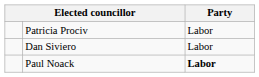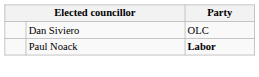- row: (56, 30)
(200, 46) Labor -> (198, 30) OLC
